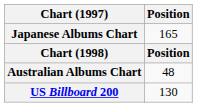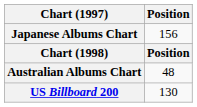(168, 33) 165 -> (168, 33) 156
